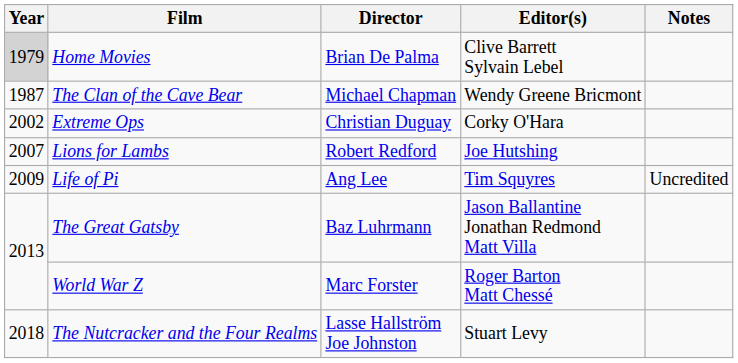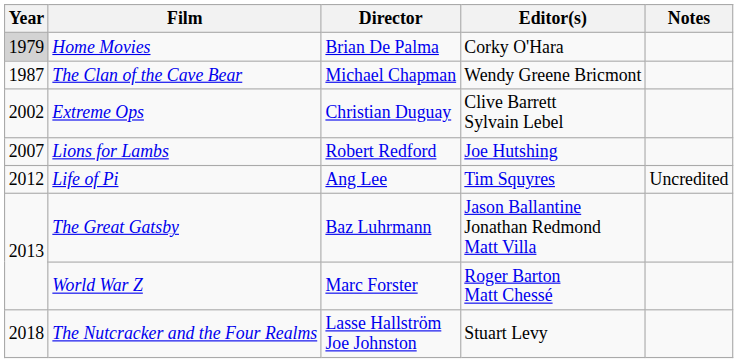(514, 56) Clive Barrett Sylvain Lebel -> (514, 46) Corky O'Hara
(514, 123) Corky O'Hara -> (514, 113) Clive Barrett Sylvain Lebel
(26, 179) 2009 -> (26, 179) 2012
